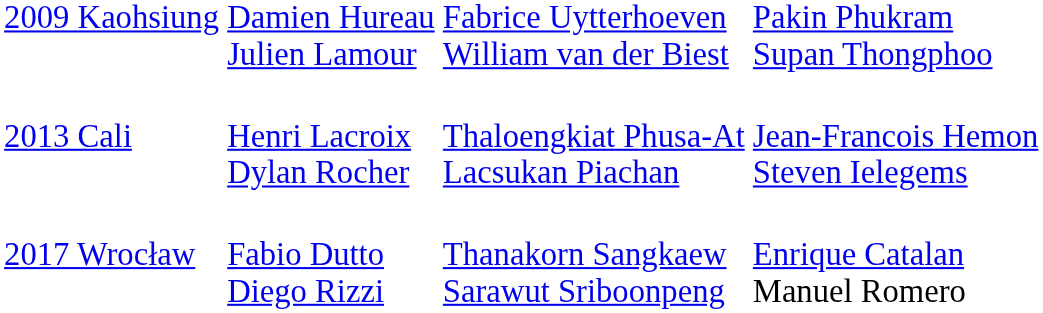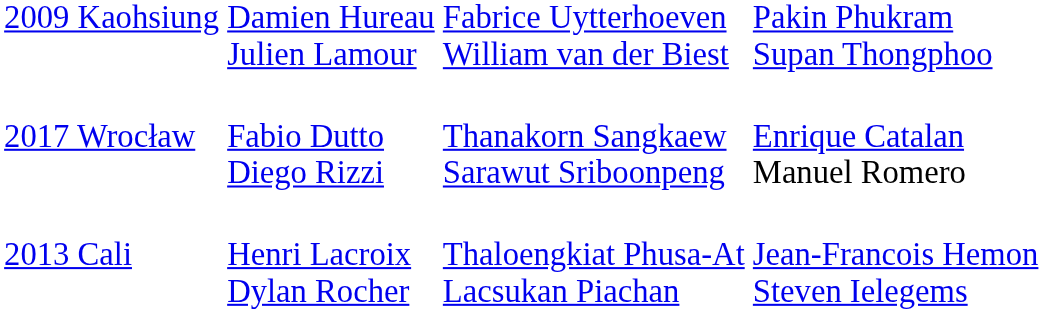rows swapped: (68, 135) <-> (100, 254)
